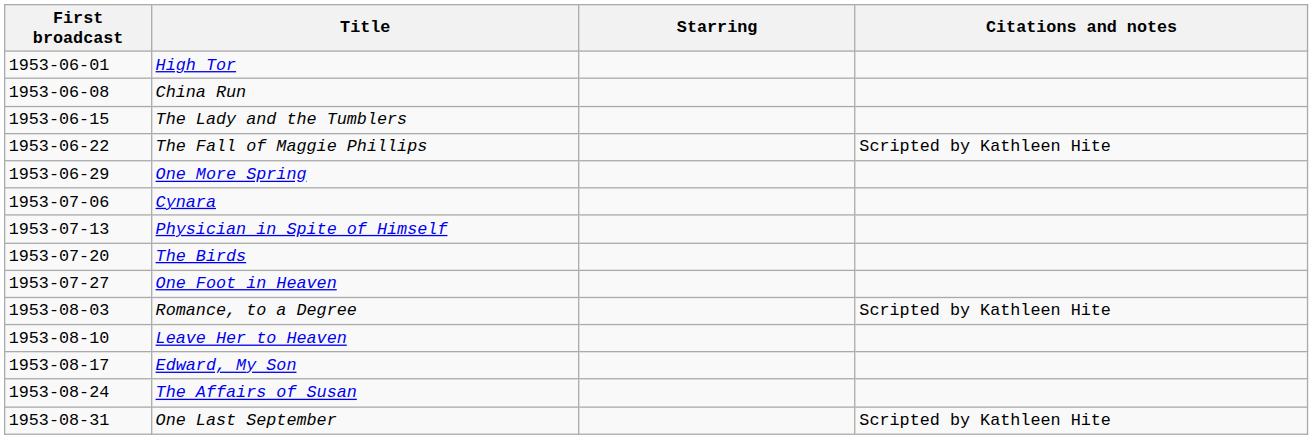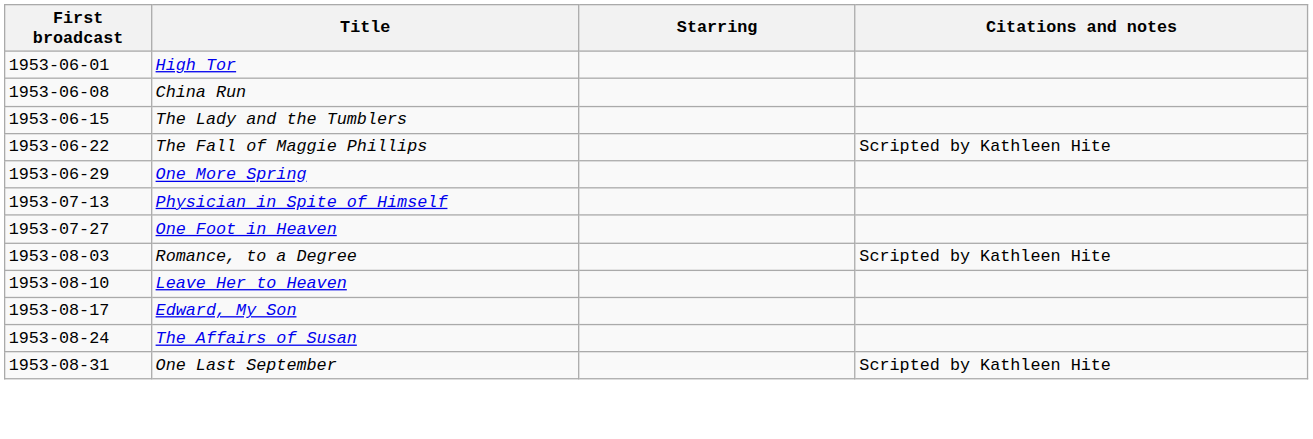- row: (186, 202)
- row: (201, 256)
